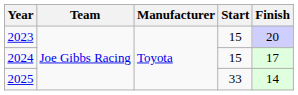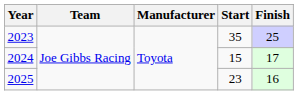(235, 36) 15 -> (235, 36) 35
(273, 36) 20 -> (273, 36) 25
(235, 79) 33 -> (235, 79) 23
(273, 79) 14 -> (273, 79) 16
